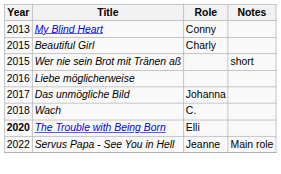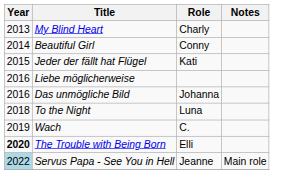(201, 29) Conny -> (194, 29) Charly
(18, 45) 2015 -> (18, 45) 2014
(201, 45) Charly -> (194, 45) Conny
+ row: (90, 62)
- row: (108, 62)
(18, 95) 2017 -> (18, 95) 2016
+ row: (62, 111)
(18, 111) 2018 -> (18, 128) 2019
(18, 144) no background -> (18, 161) lightblue background
